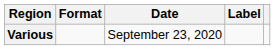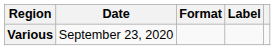columns swapped: (165, 14) <-> (80, 14)
